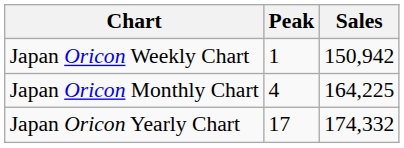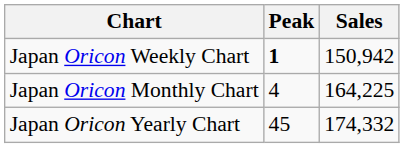(274, 55) normal -> (274, 55) bold
(279, 124) 17 -> (279, 124) 45
